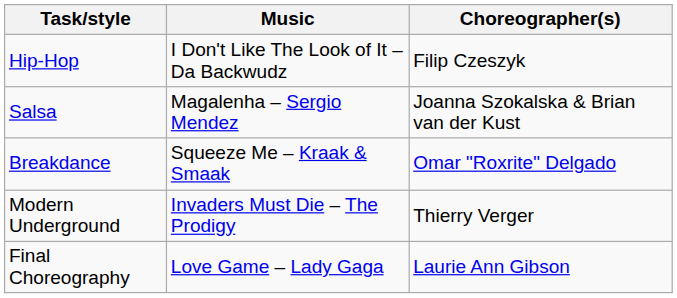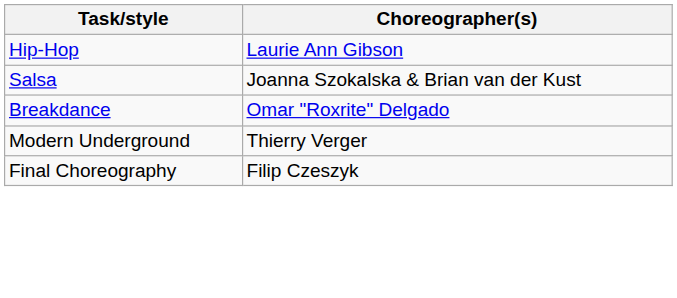- column: (288, 19)
(469, 60) Filip Czeszyk -> (325, 49) Laurie Ann Gibson
(492, 266) Laurie Ann Gibson -> (303, 170) Filip Czeszyk
